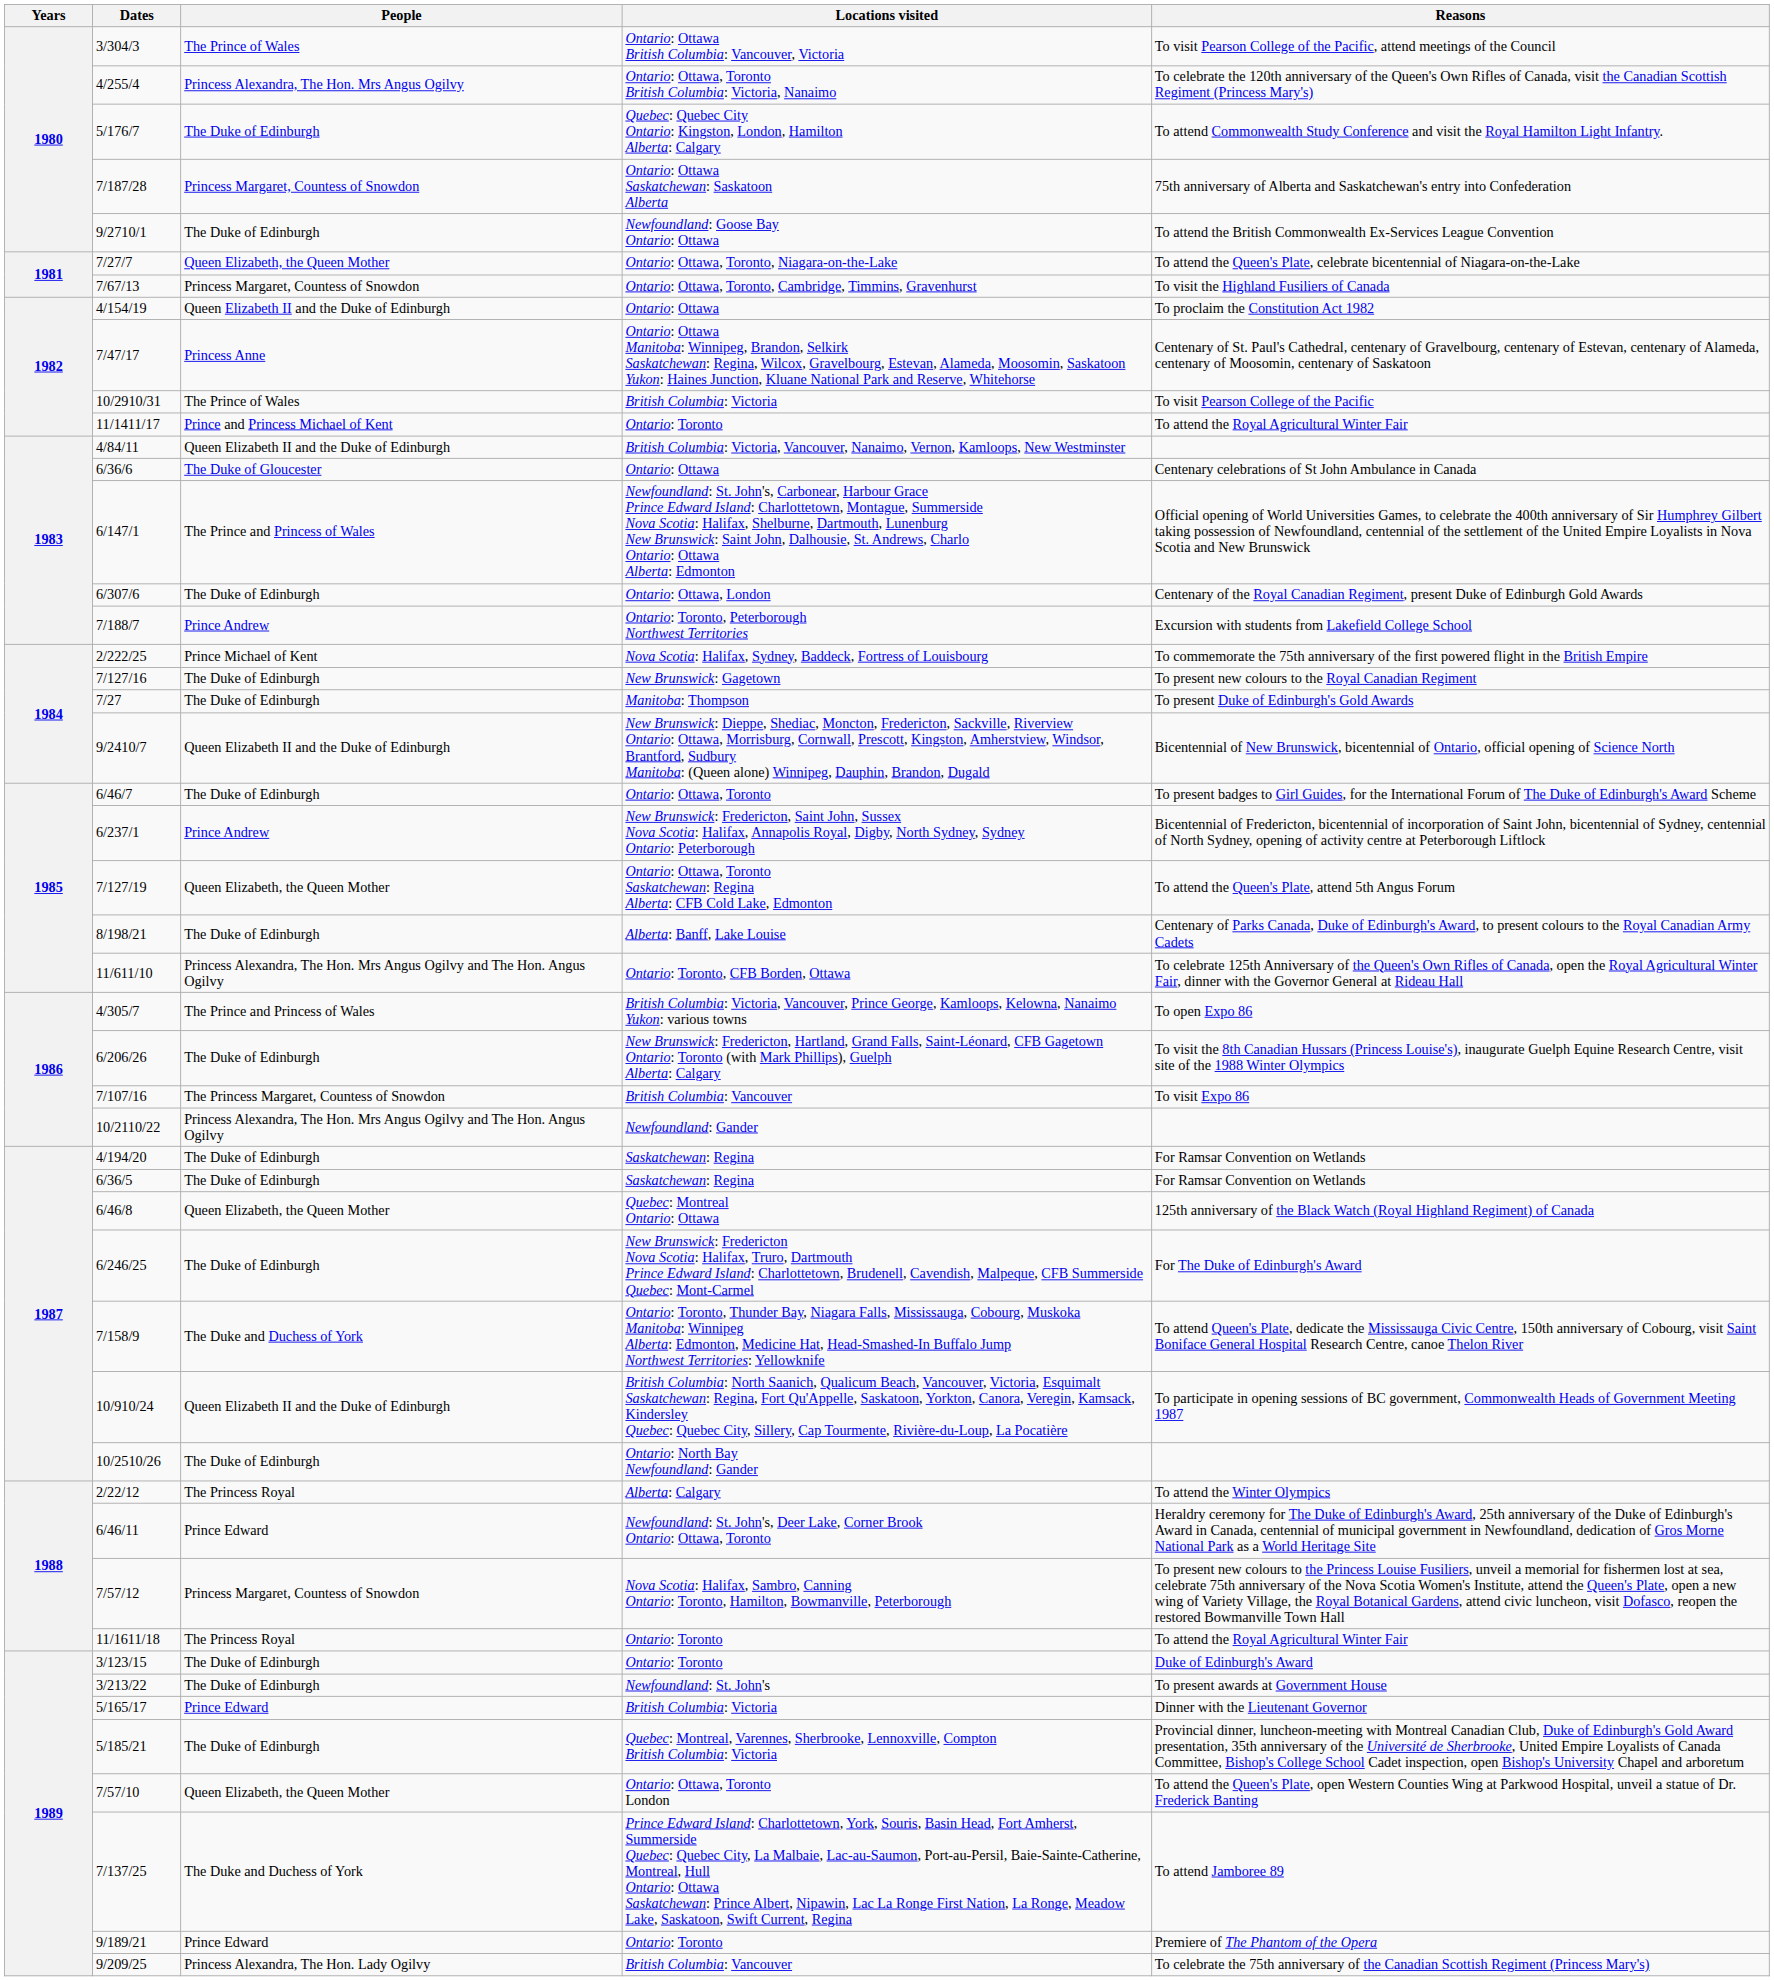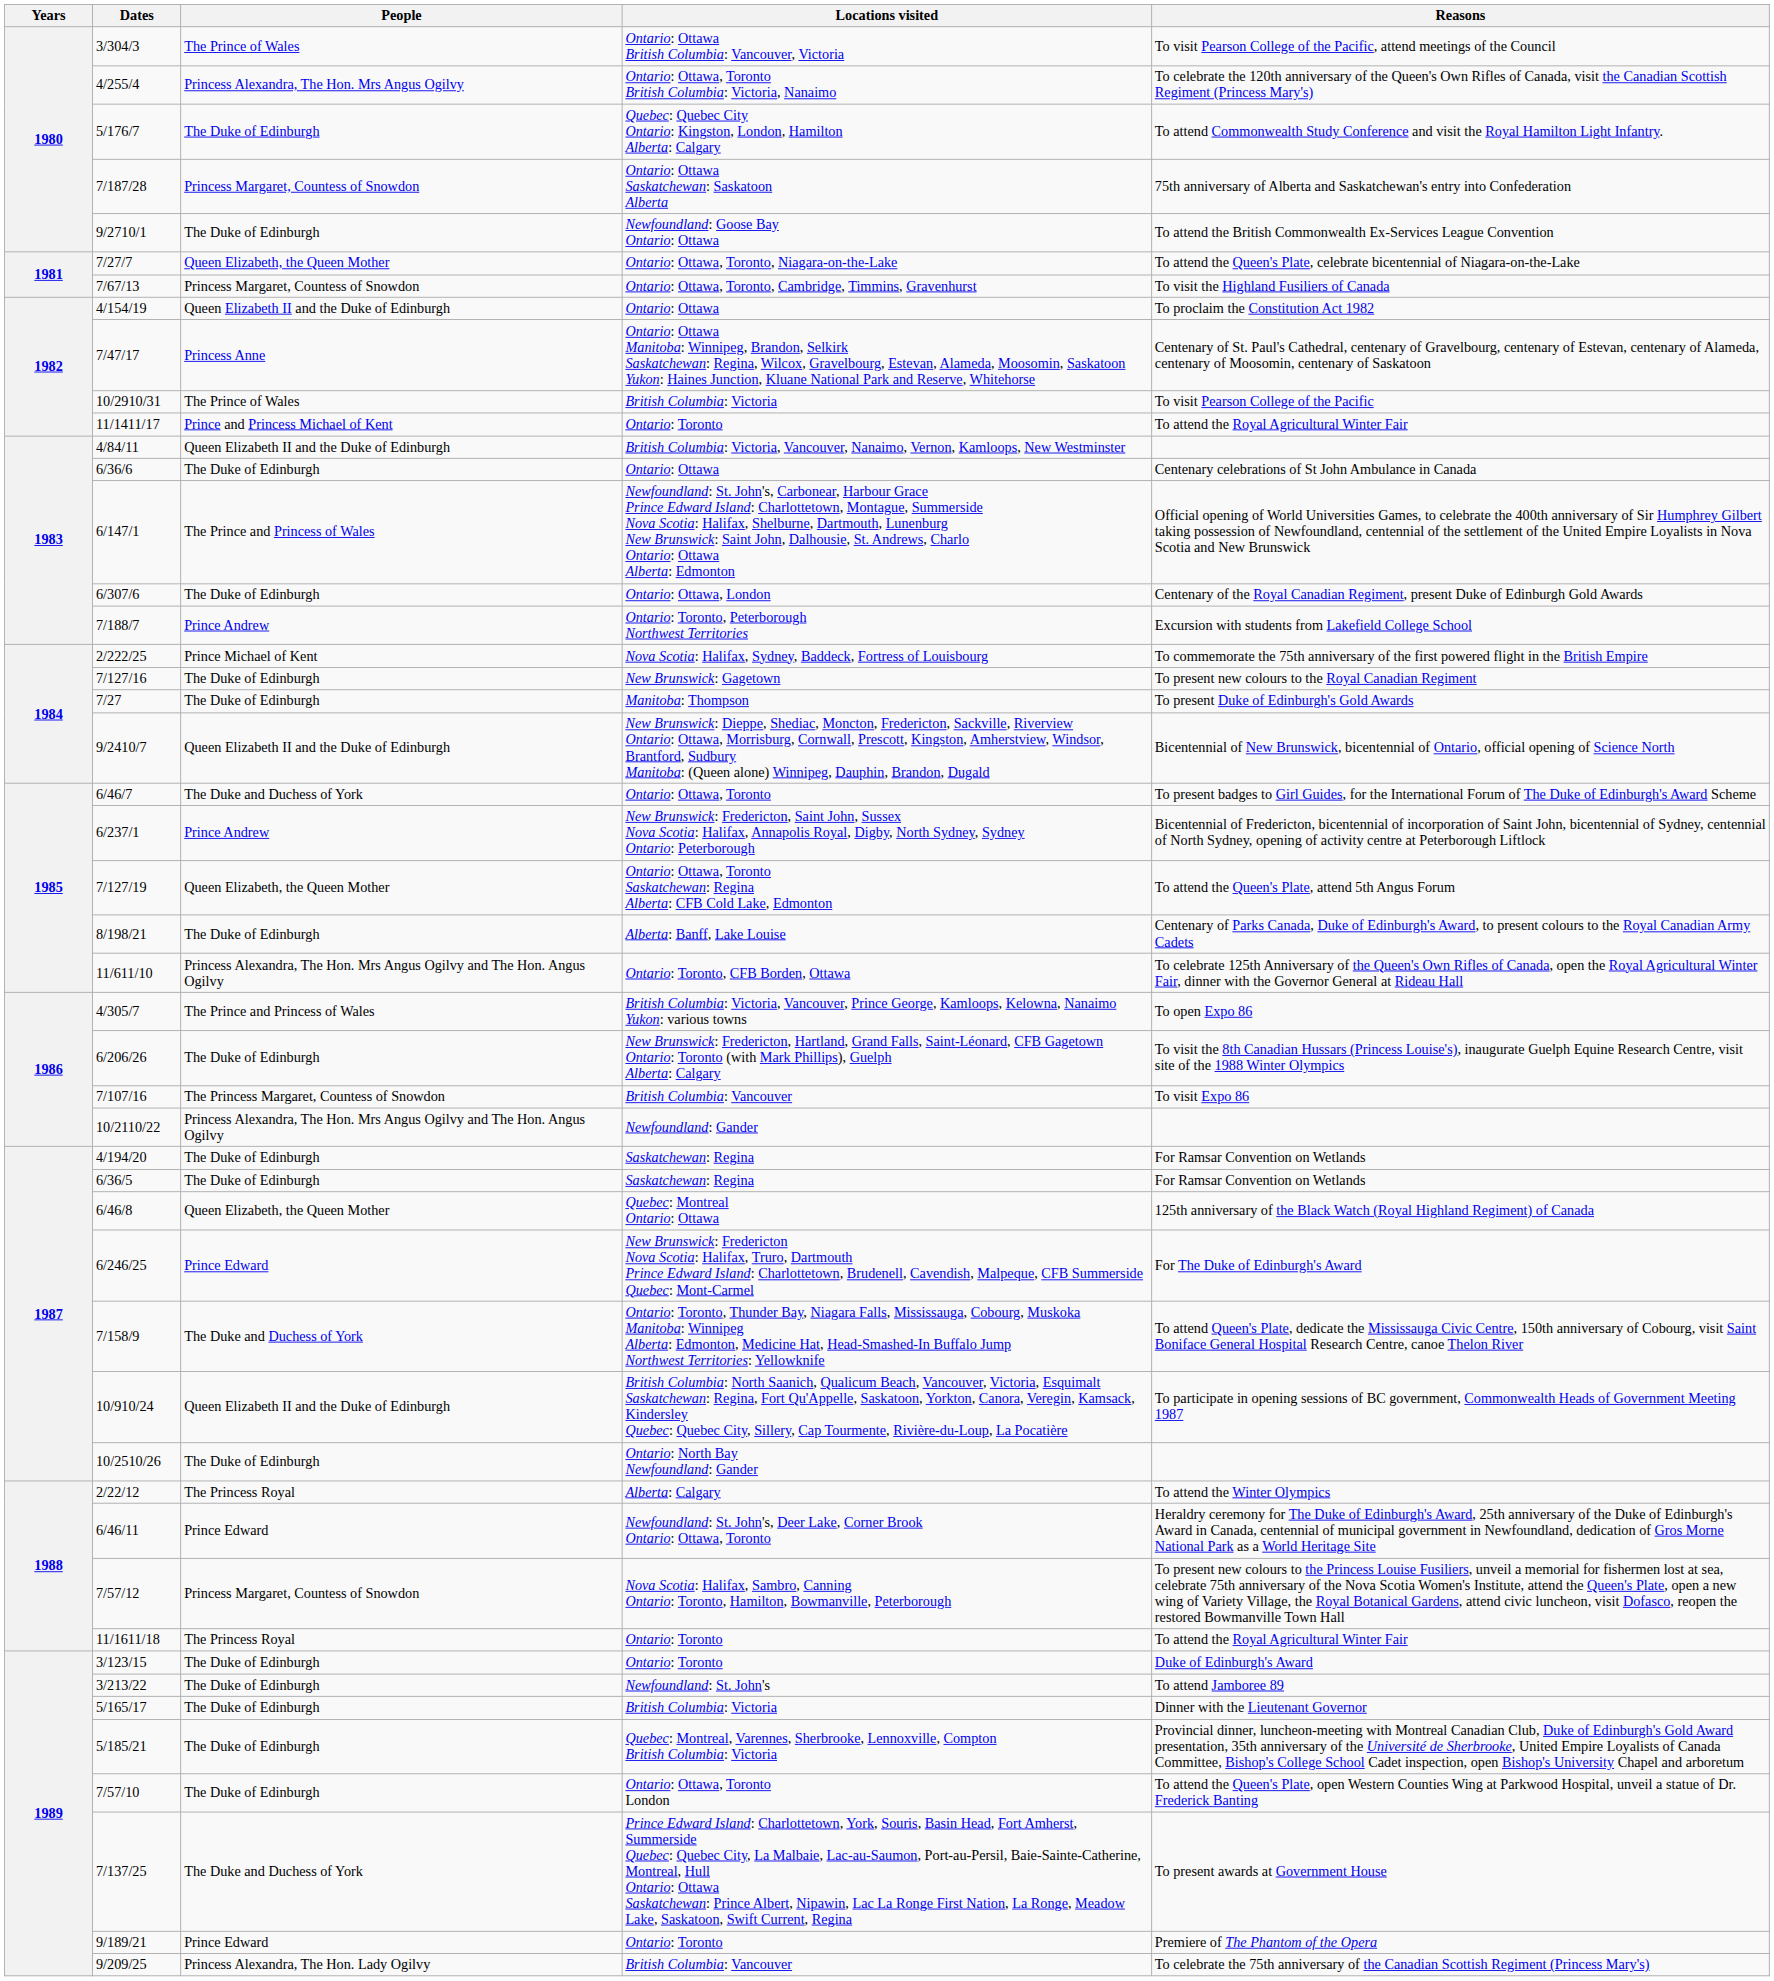(253, 469) The Duke of Gloucester -> (252, 469) The Duke of Edinburgh
(252, 794) The Duke of Edinburgh -> (274, 794) The Duke and Duchess of York
(252, 1265) The Duke of Edinburgh -> (226, 1265) Prince Edward
(1271, 1685) To present awards at Government House -> (1219, 1685) To attend Jamboree 89
(226, 1707) Prince Edward -> (252, 1707) The Duke of Edinburgh
(287, 1793) Queen Elizabeth, the Queen Mother -> (252, 1793) The Duke of Edinburgh
(1219, 1871) To attend Jamboree 89 -> (1271, 1871) To present awards at Government House
